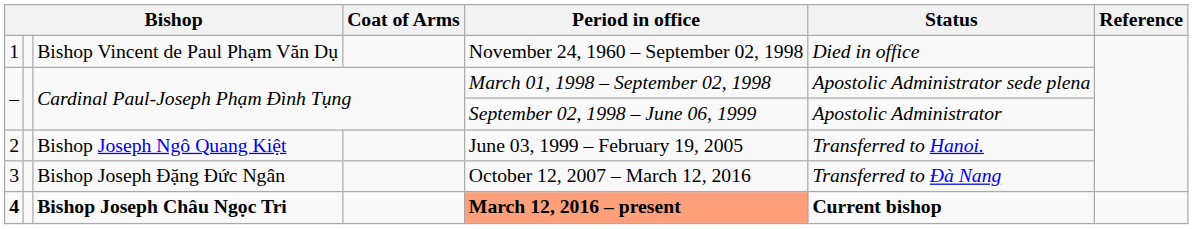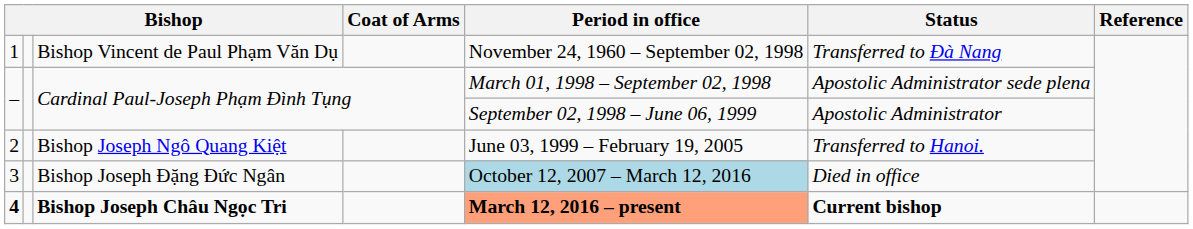(866, 51) Died in office -> (907, 51) Transferred to Đà Nang
(610, 176) no background -> (610, 176) lightblue background
(907, 176) Transferred to Đà Nang -> (866, 176) Died in office
